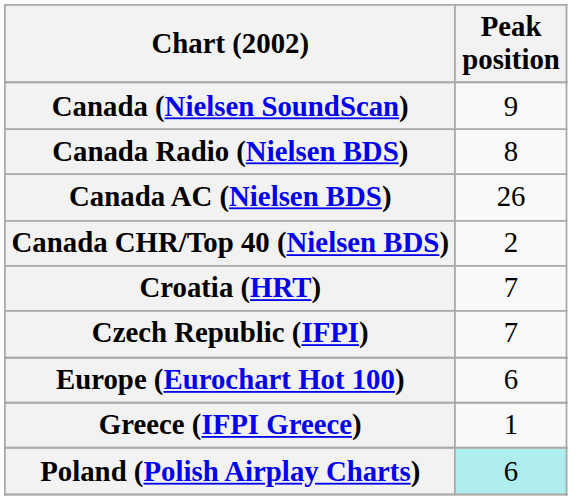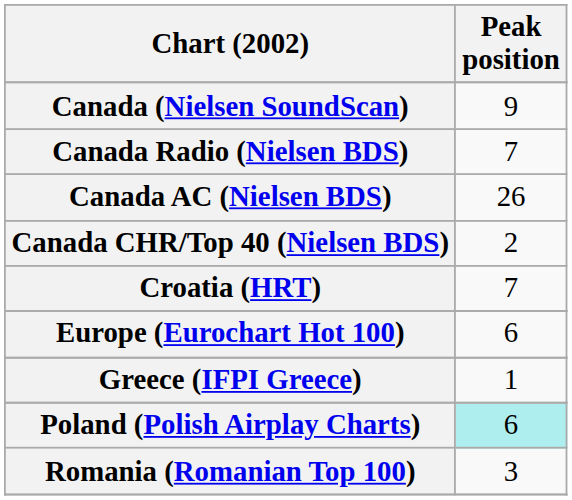(511, 151) 8 -> (511, 151) 7
- row: (230, 333)
+ row: (230, 470)
